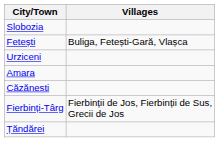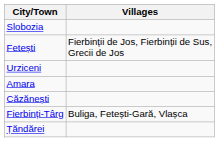(128, 42) Buliga, Fetești-Gară, Vlașca -> (140, 47) Fierbinții de Jos, Fierbinții de Sus, Grecii de Jos
(140, 108) Fierbinții de Jos, Fierbinții de Sus, Grecii de Jos -> (128, 114) Buliga, Fetești-Gară, Vlașca
